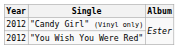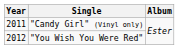(16, 24) 2012 -> (16, 24) 2011
